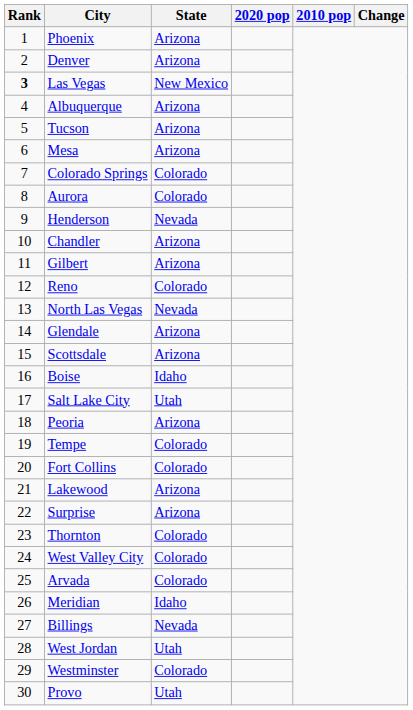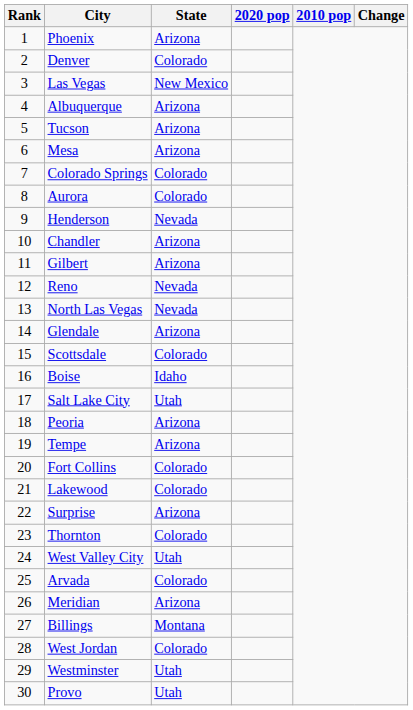(177, 60) Arizona -> (181, 60) Colorado
(24, 83) bold -> (24, 83) normal
(181, 286) Colorado -> (176, 286) Nevada
(177, 354) Arizona -> (181, 354) Colorado
(181, 444) Colorado -> (177, 444) Arizona
(177, 490) Arizona -> (181, 490) Colorado
(181, 557) Colorado -> (168, 557) Utah
(170, 602) Idaho -> (177, 602) Arizona
(176, 625) Nevada -> (179, 625) Montana
(168, 648) Utah -> (181, 648) Colorado
(181, 670) Colorado -> (168, 670) Utah
